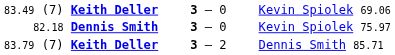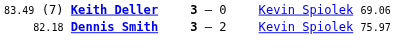(208, 27) 3 – 0 -> (208, 27) 3 – 2
- row: (81, 45)
